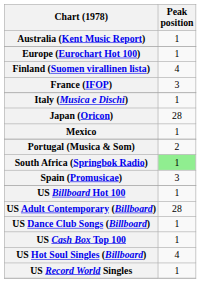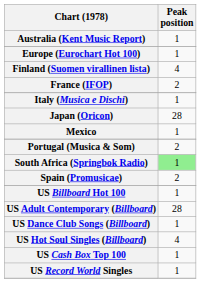(177, 85) 3 -> (177, 85) 2
(177, 178) 3 -> (177, 178) 2
rows swapped: (81, 255) <-> (81, 239)
